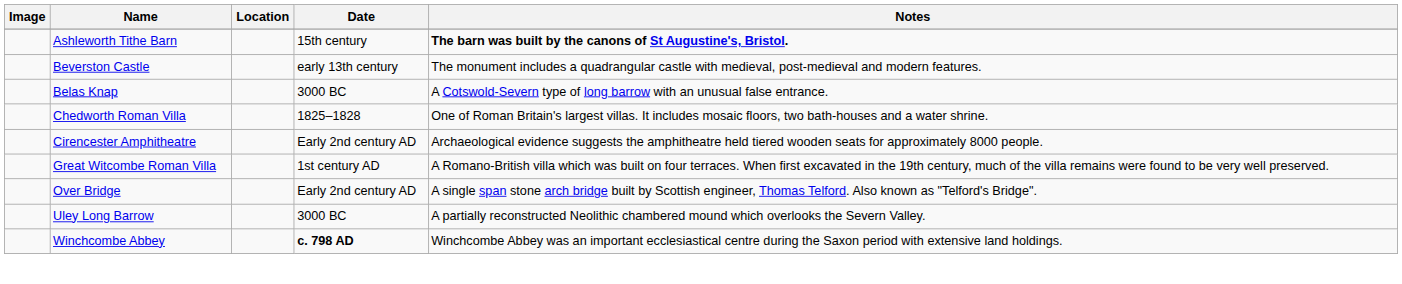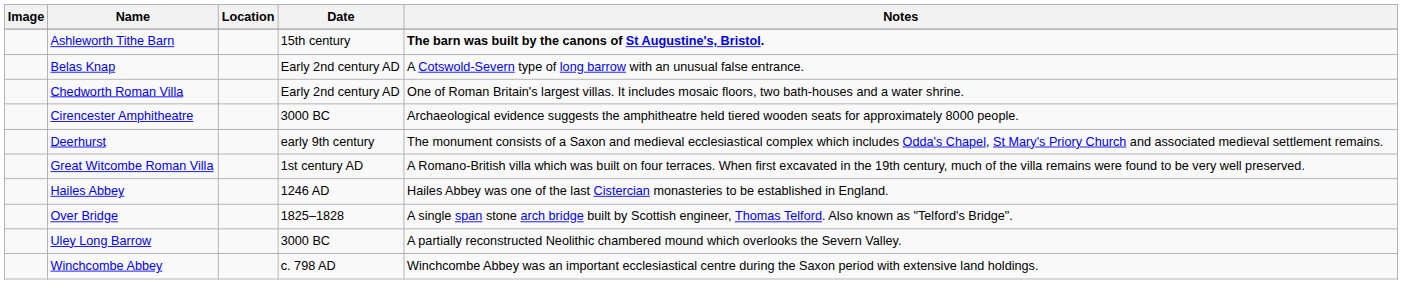- row: (101, 66)
(322, 91) 3000 BC -> (340, 66) Early 2nd century AD
(329, 116) 1825–1828 -> (340, 91) Early 2nd century AD
(357, 141) Early 2nd century AD -> (305, 116) 3000 BC
+ row: (78, 141)
+ row: (87, 191)
(357, 191) Early 2nd century AD -> (312, 216) 1825–1828
(325, 241) bold -> (308, 266) normal
